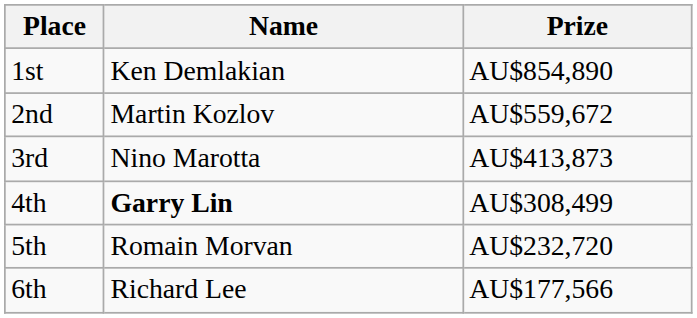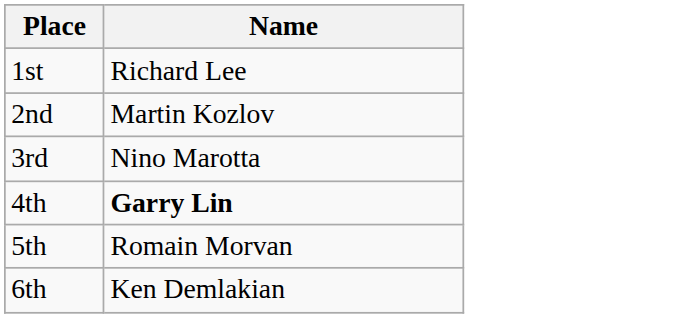- column: (577, 26)
(198, 70) Ken Demlakian -> (179, 70) Richard Lee
(179, 289) Richard Lee -> (198, 289) Ken Demlakian
